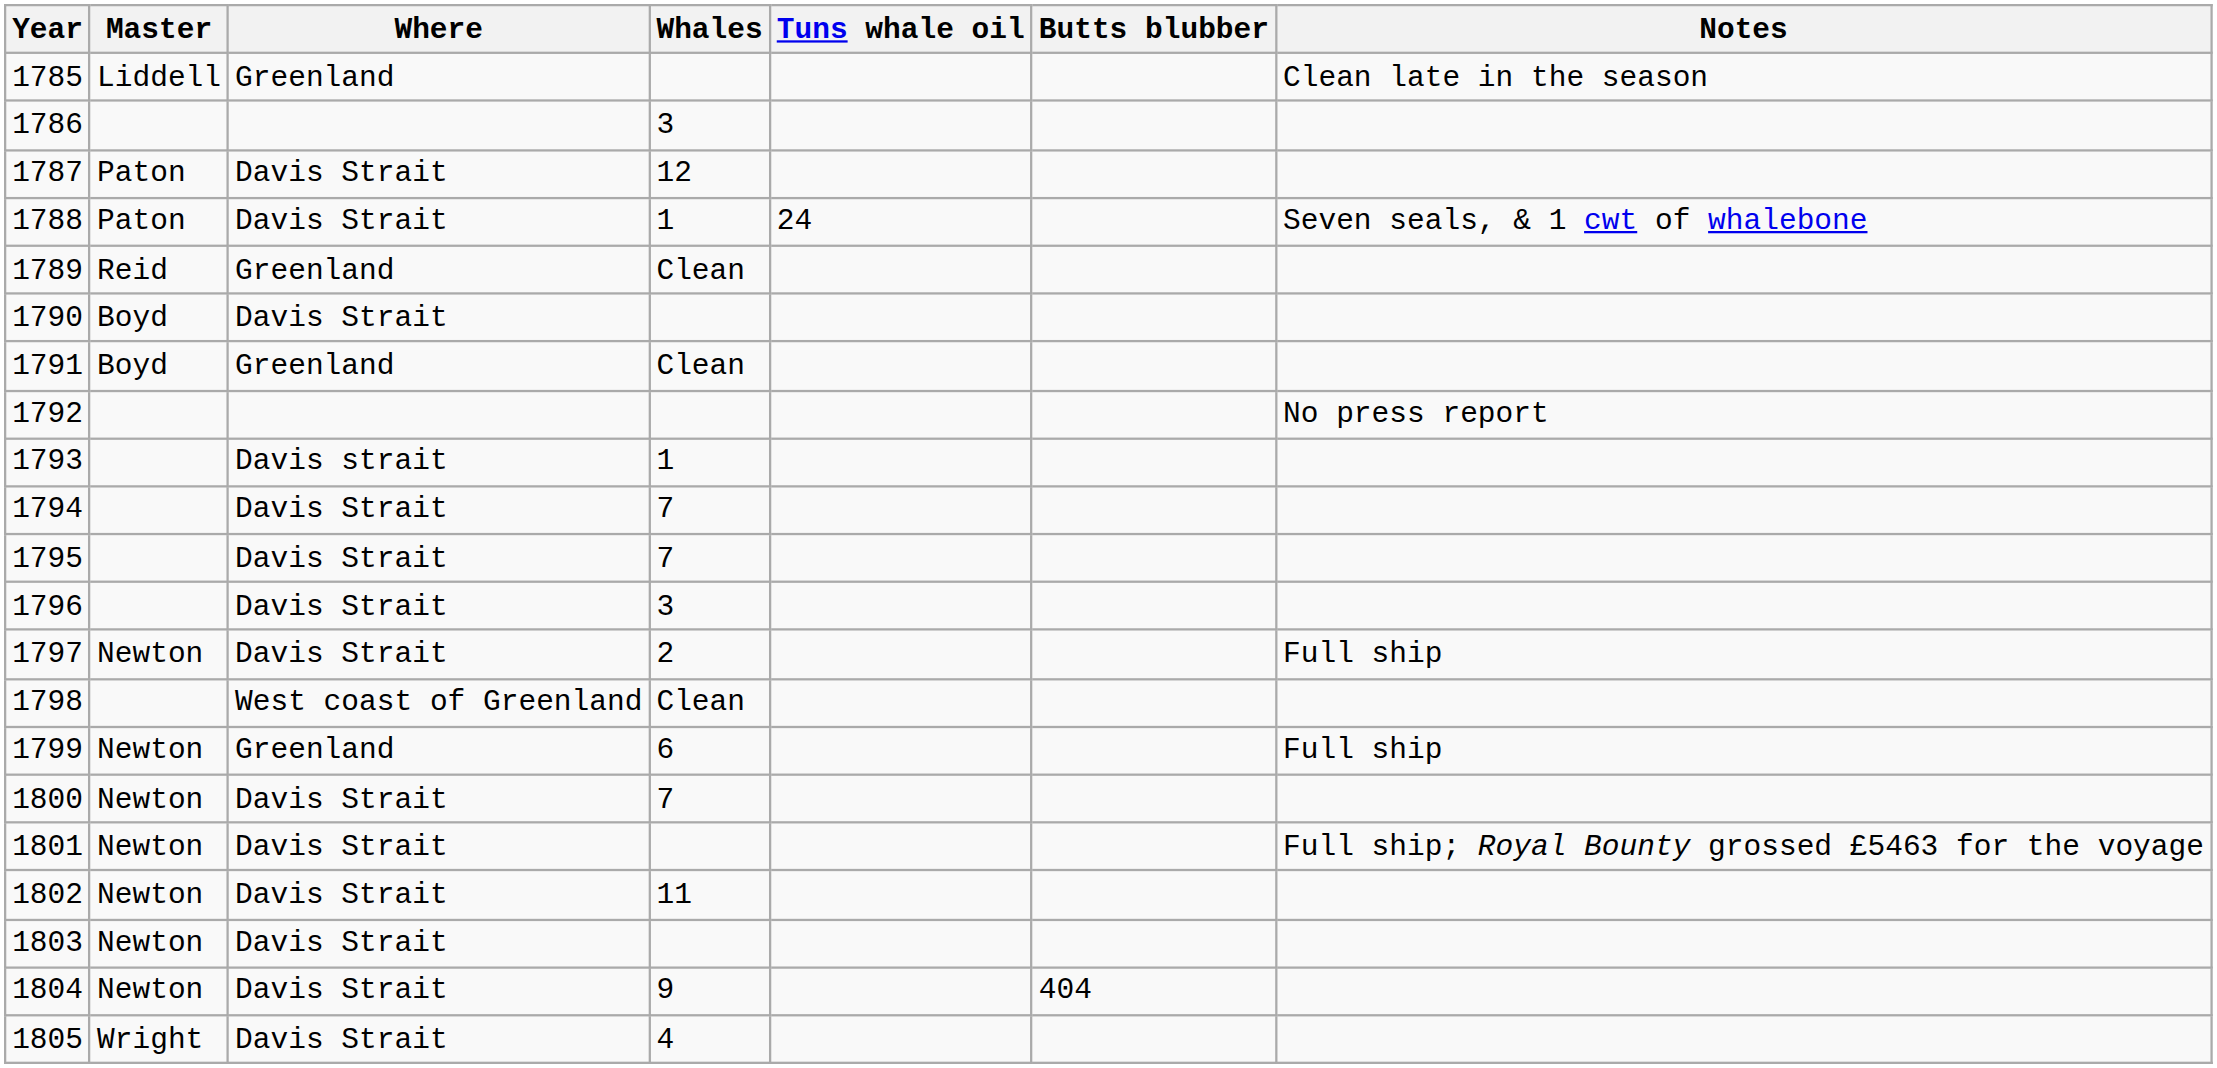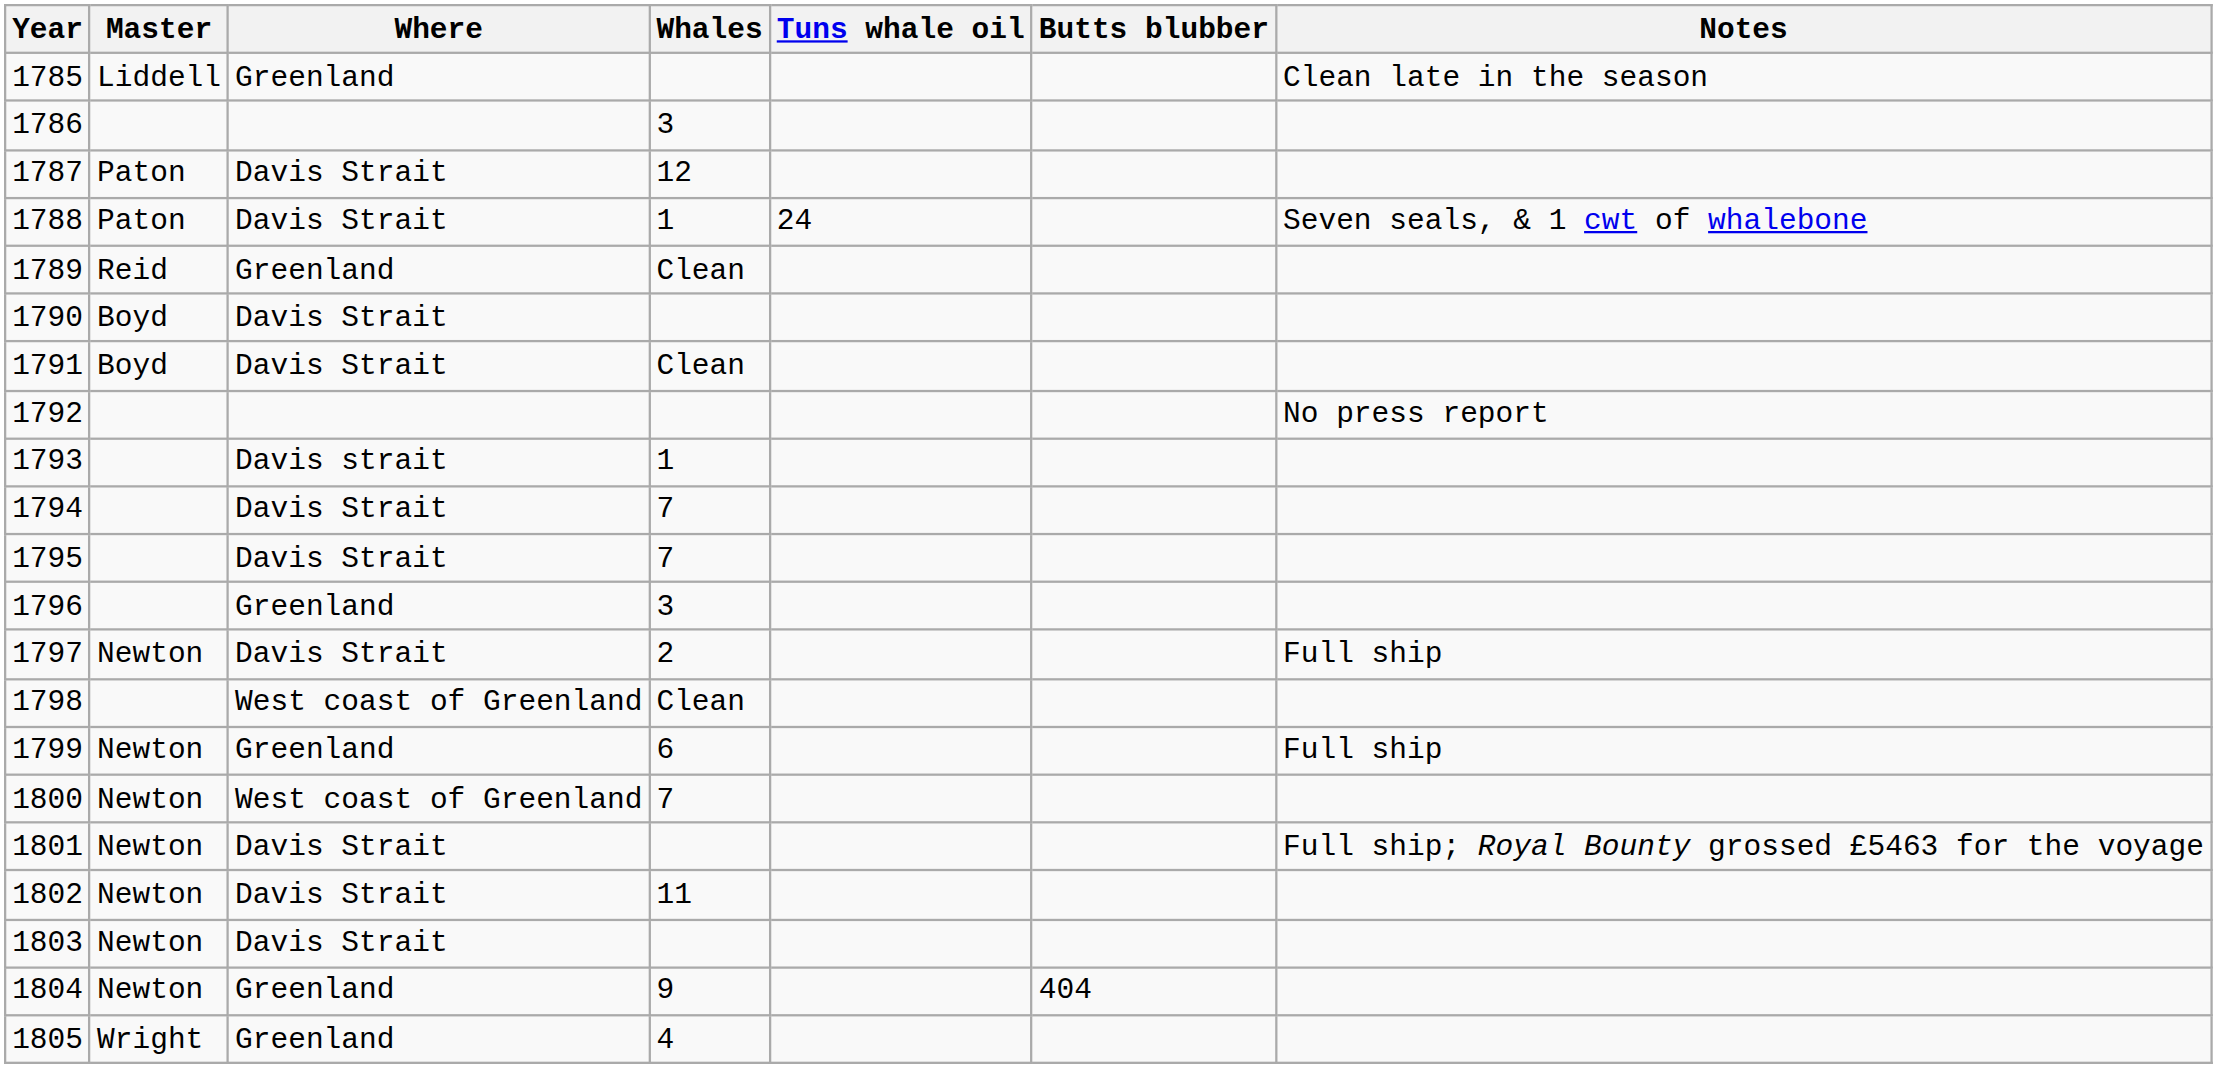(315, 366) Greenland -> (341, 366) Davis Strait
(341, 606) Davis Strait -> (315, 606) Greenland
(341, 799) Davis Strait -> (439, 799) West coast of Greenland
(341, 991) Davis Strait -> (315, 991) Greenland
(341, 1039) Davis Strait -> (315, 1039) Greenland
